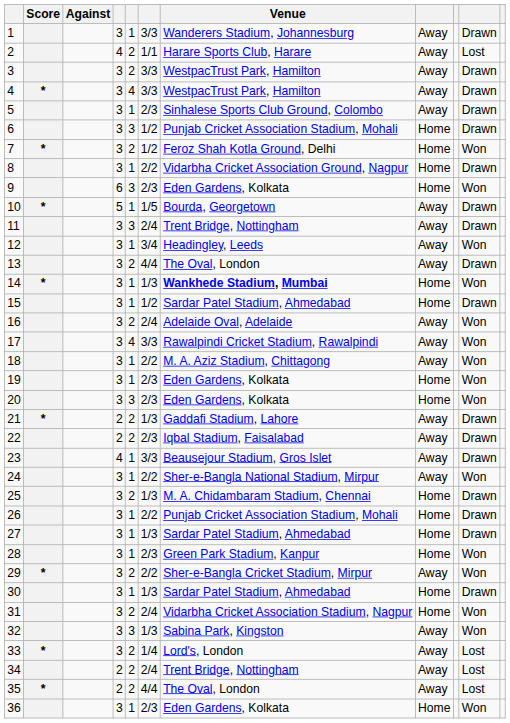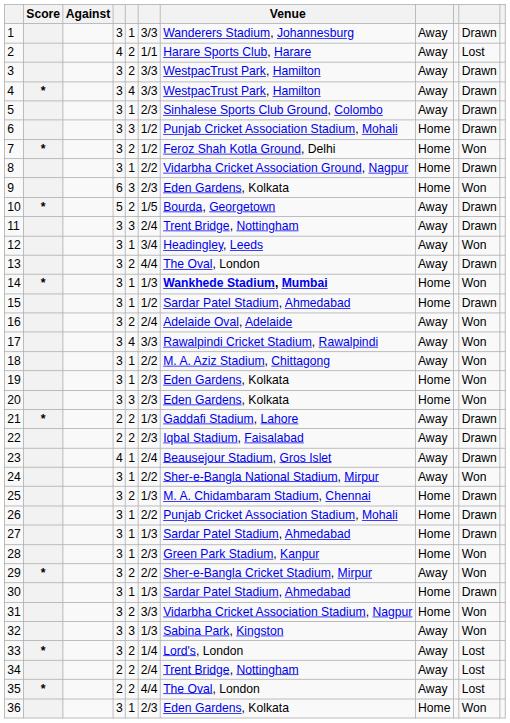(132, 206) 1 -> (132, 206) 2
(149, 457) 3/3 -> (149, 457) 2/4
(149, 611) 2/4 -> (149, 611) 3/3
